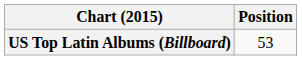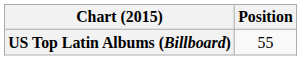(265, 42) 53 -> (265, 42) 55
